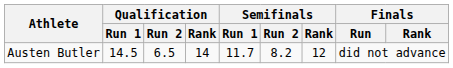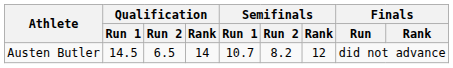(240, 53) 11.7 -> (240, 53) 10.7
